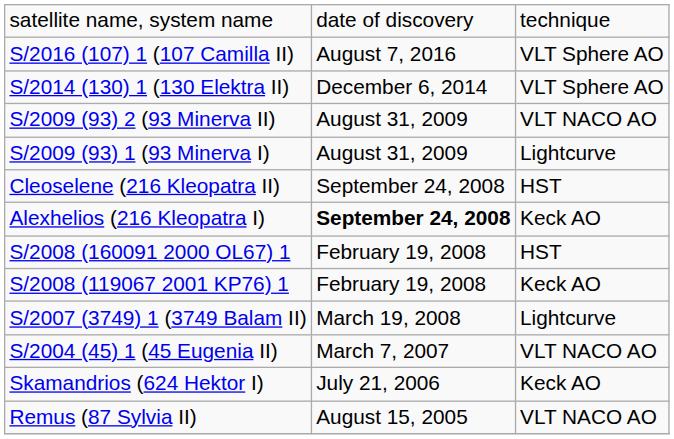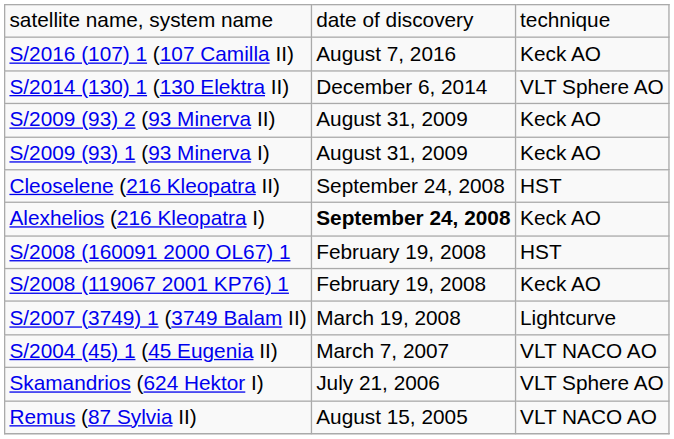(592, 53) VLT Sphere AO -> (561, 53) Keck AO
(588, 119) VLT NACO AO -> (561, 119) Keck AO
(568, 152) Lightcurve -> (561, 152) Keck AO
(561, 383) Keck AO -> (592, 383) VLT Sphere AO
